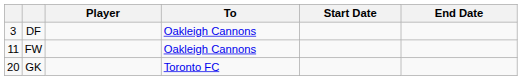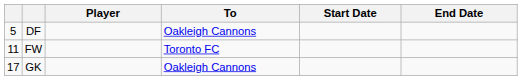(13, 31) 3 -> (13, 31) 5
(210, 49) Oakleigh Cannons -> (191, 49) Toronto FC
(13, 67) 20 -> (13, 67) 17
(191, 67) Toronto FC -> (210, 67) Oakleigh Cannons
